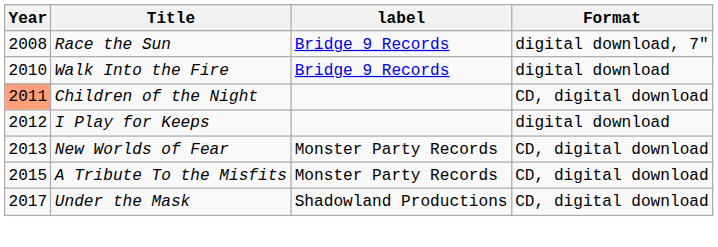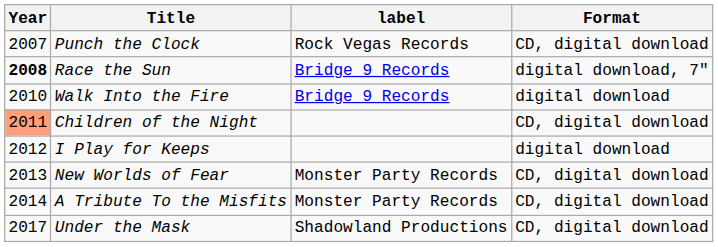+ row: (127, 44)
(28, 44) normal -> (28, 70) bold
(28, 175) 2015 -> (28, 202) 2014
